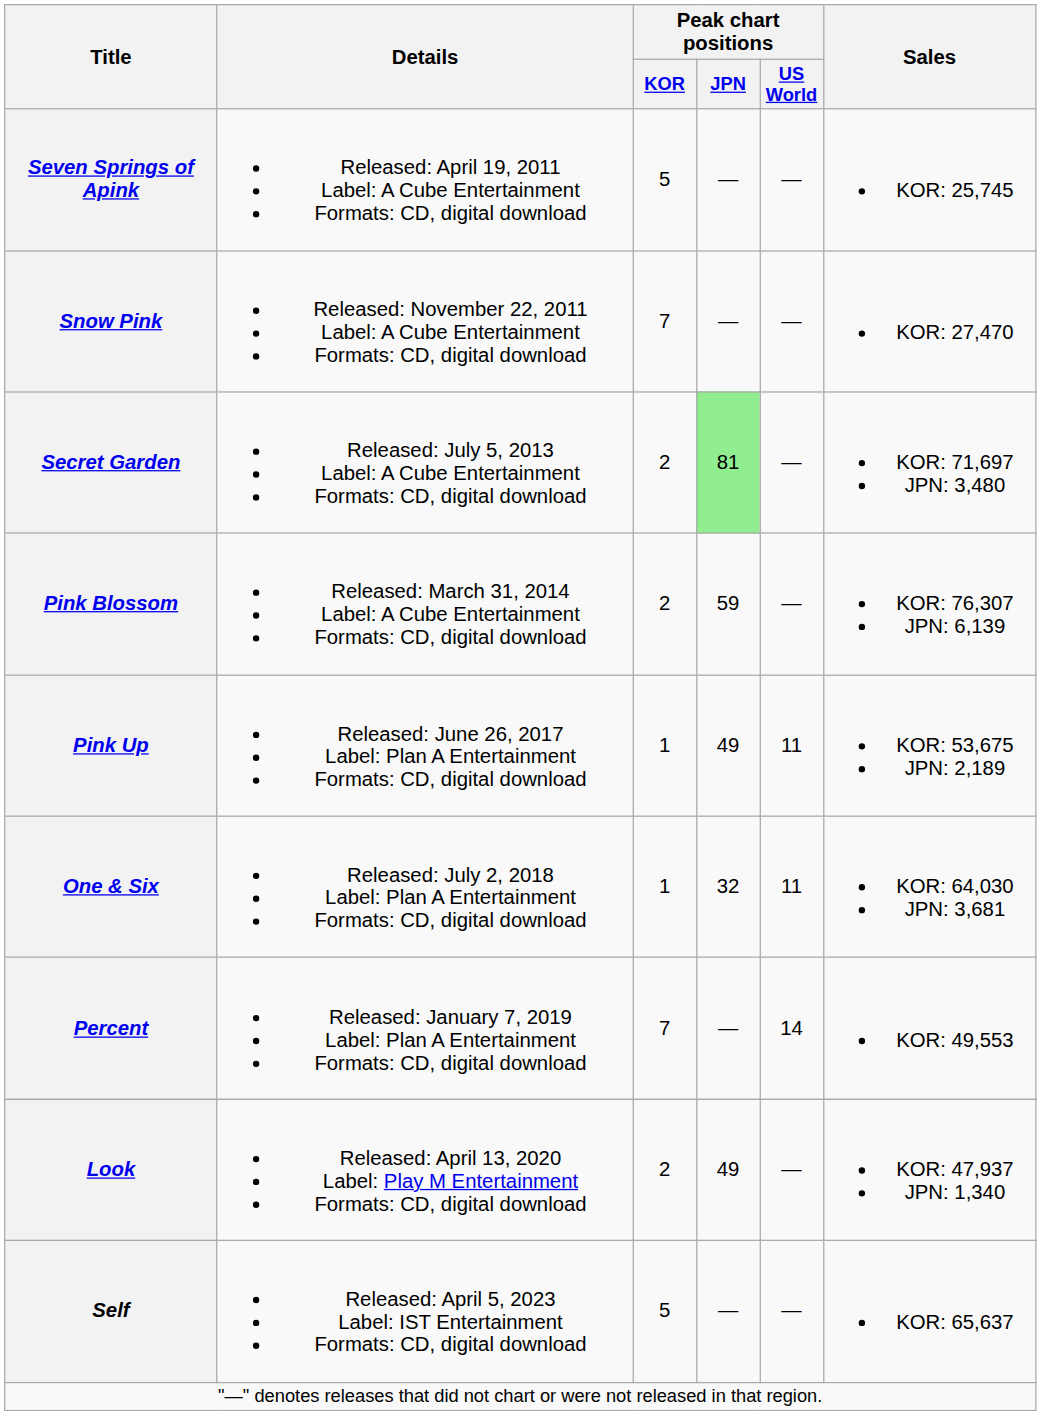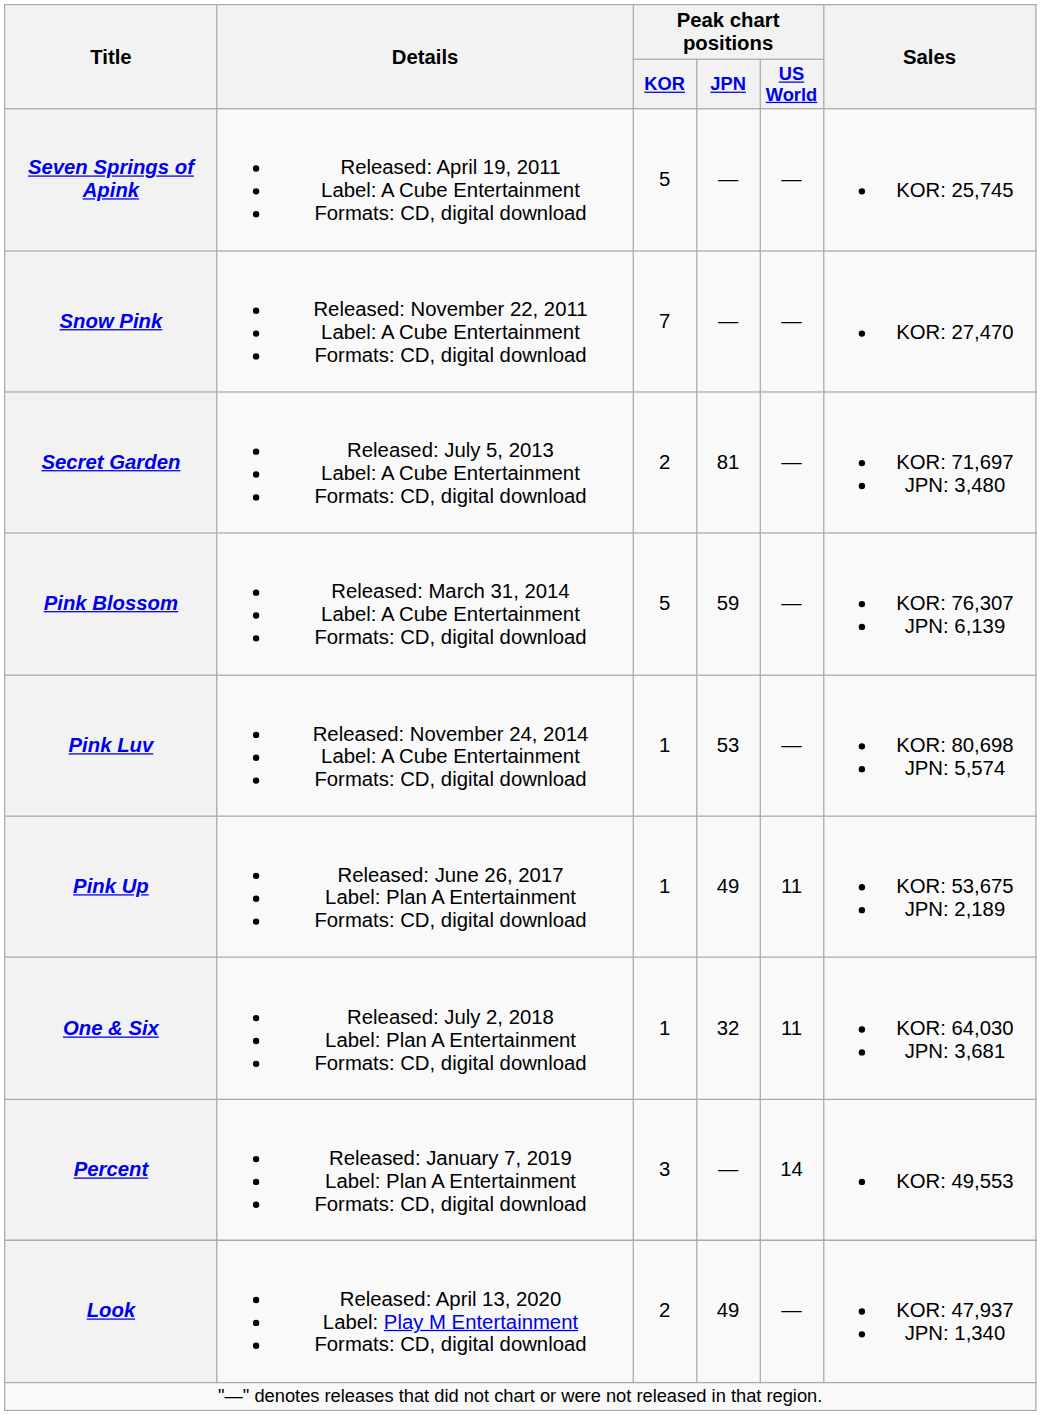(728, 462) lightgreen background -> (728, 462) no background
(665, 603) 2 -> (665, 603) 5
+ row: (111, 745)
(665, 1028) 7 -> (665, 1169) 3
- row: (111, 1311)
